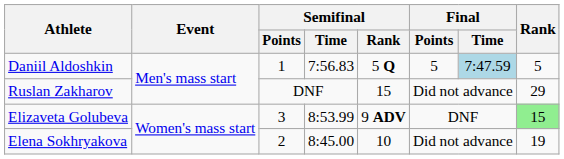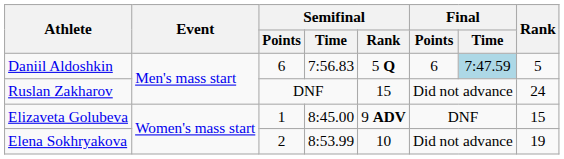(282, 66) 1 -> (282, 66) 6
(434, 66) 5 -> (434, 66) 6
(538, 91) 29 -> (538, 91) 24
(282, 116) 3 -> (282, 116) 1
(331, 116) 8:53.99 -> (331, 116) 8:45.00
(538, 116) lightgreen background -> (538, 116) no background
(331, 141) 8:45.00 -> (331, 141) 8:53.99
